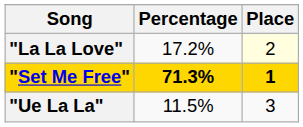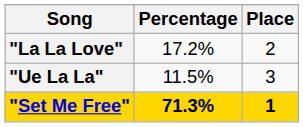(270, 48) lightyellow background -> (270, 48) no background
rows swapped: (70, 77) <-> (56, 106)
